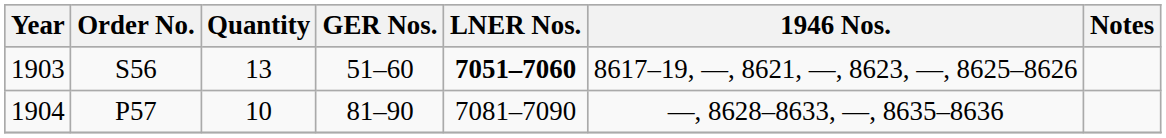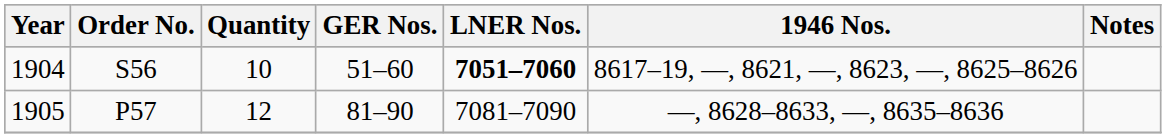(38, 68) 1903 -> (38, 68) 1904
(259, 68) 13 -> (259, 68) 10
(38, 111) 1904 -> (38, 111) 1905
(259, 111) 10 -> (259, 111) 12
